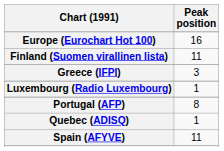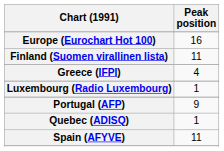(196, 72) 3 -> (196, 72) 4
(196, 105) 8 -> (196, 105) 9
